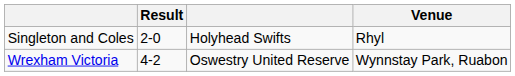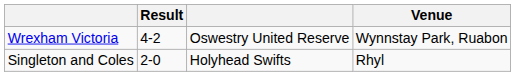rows swapped: (71, 37) <-> (63, 60)
